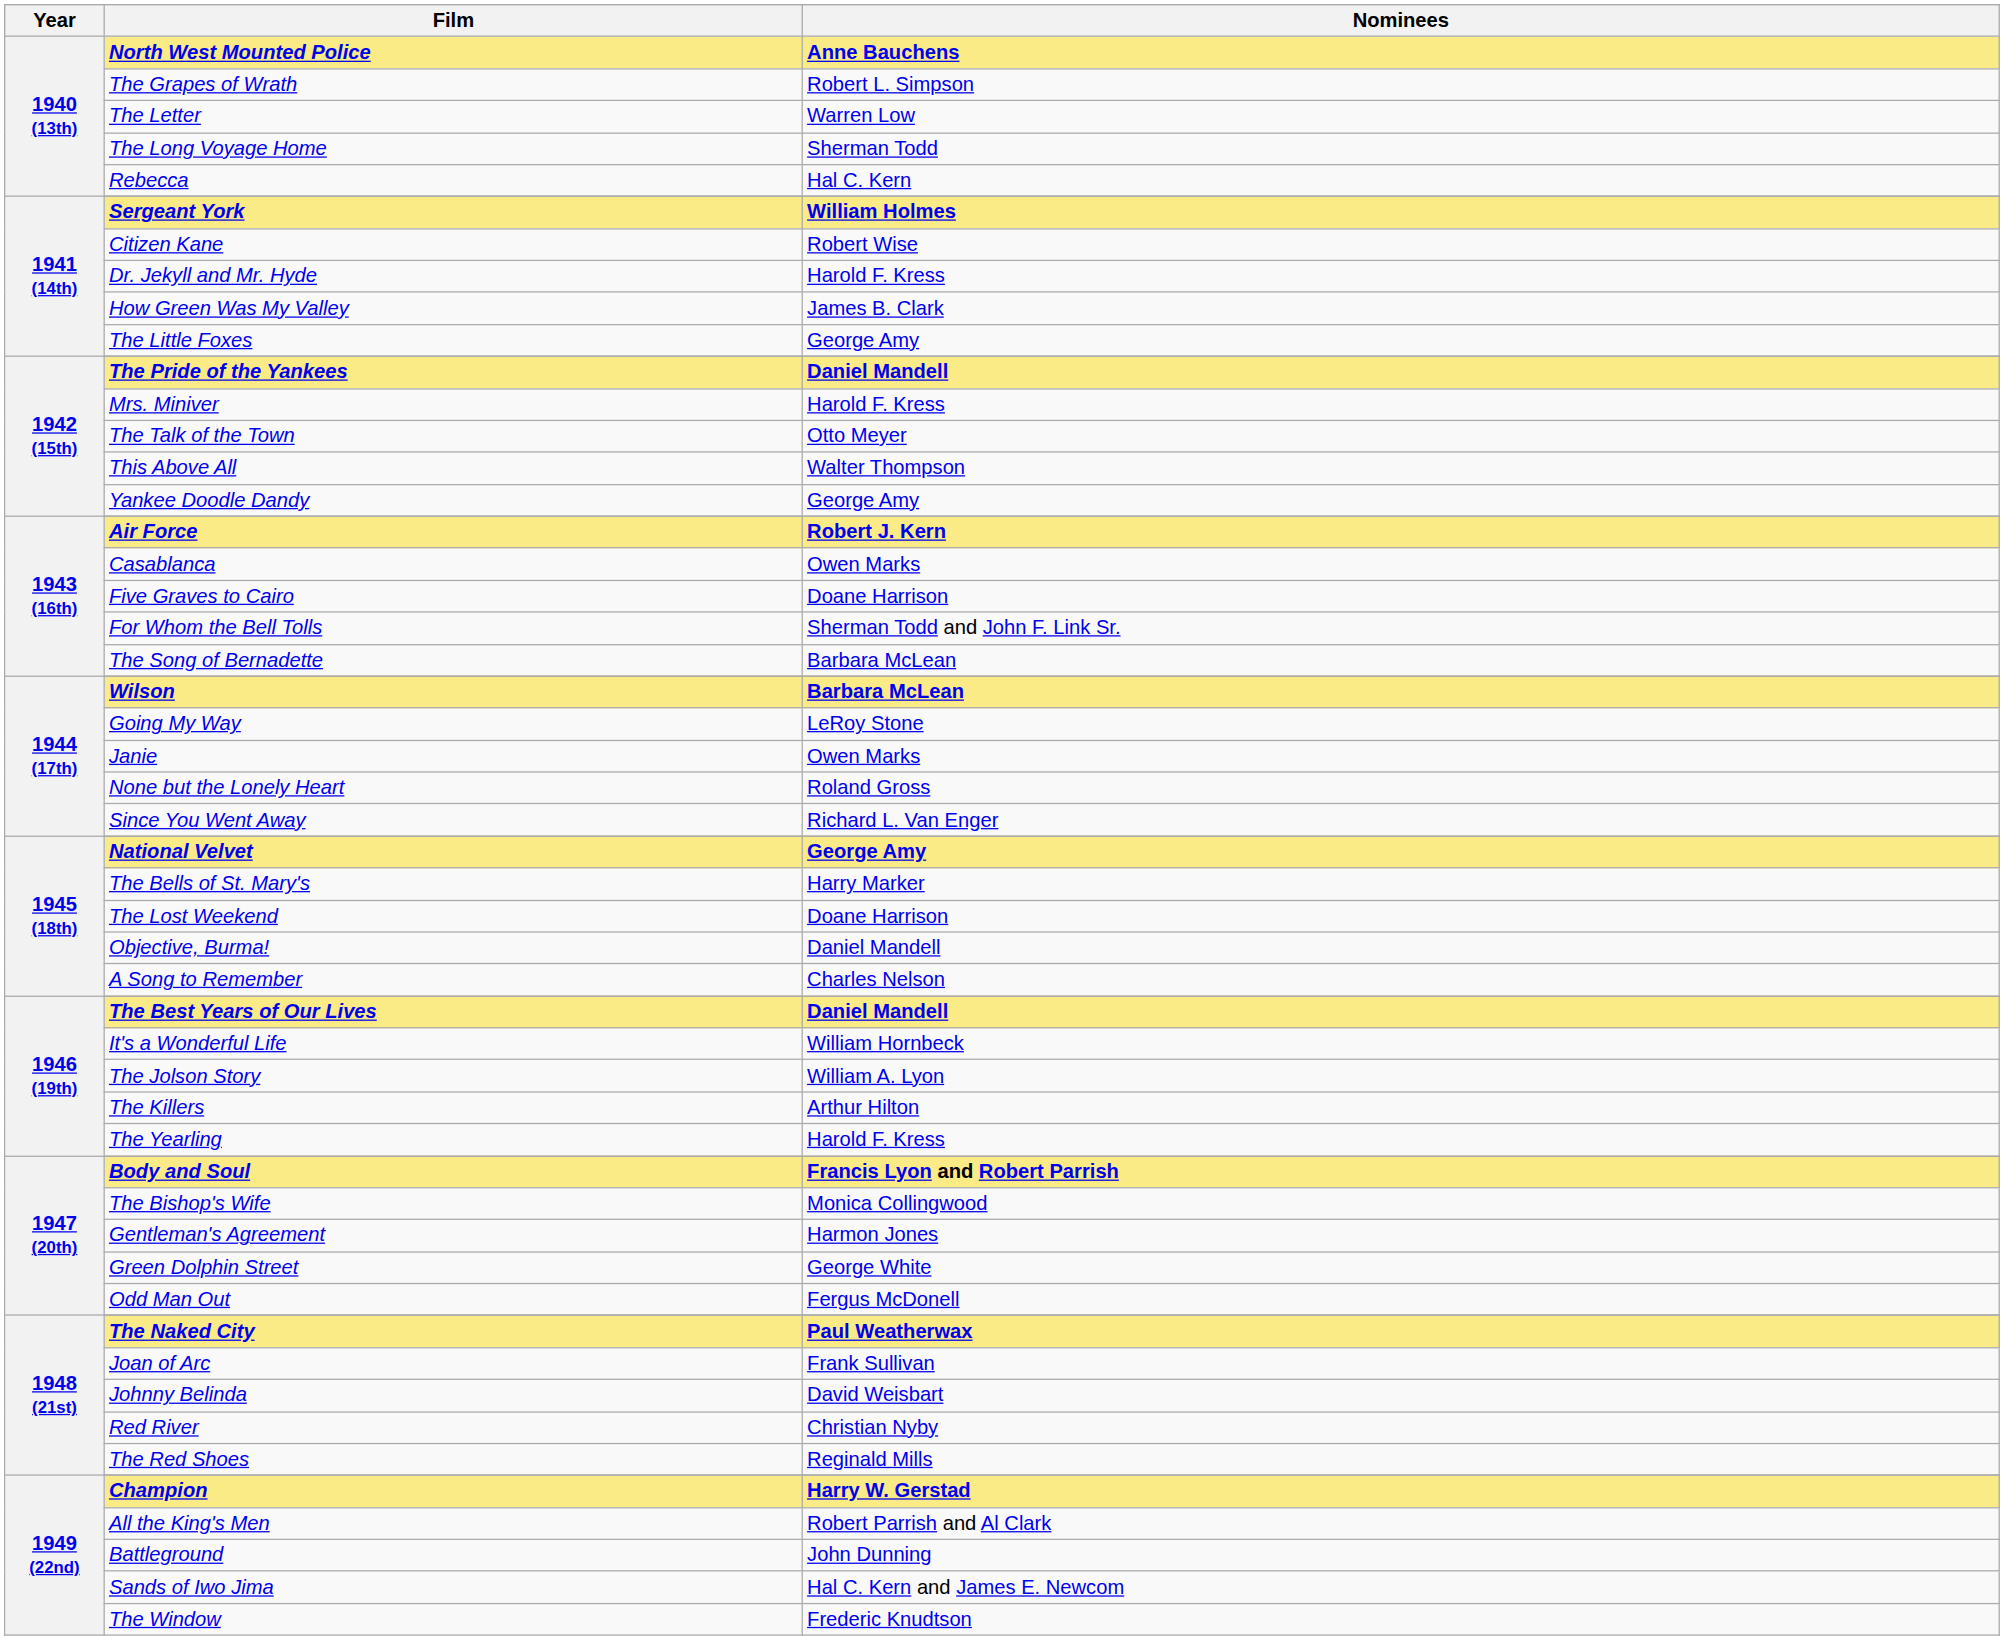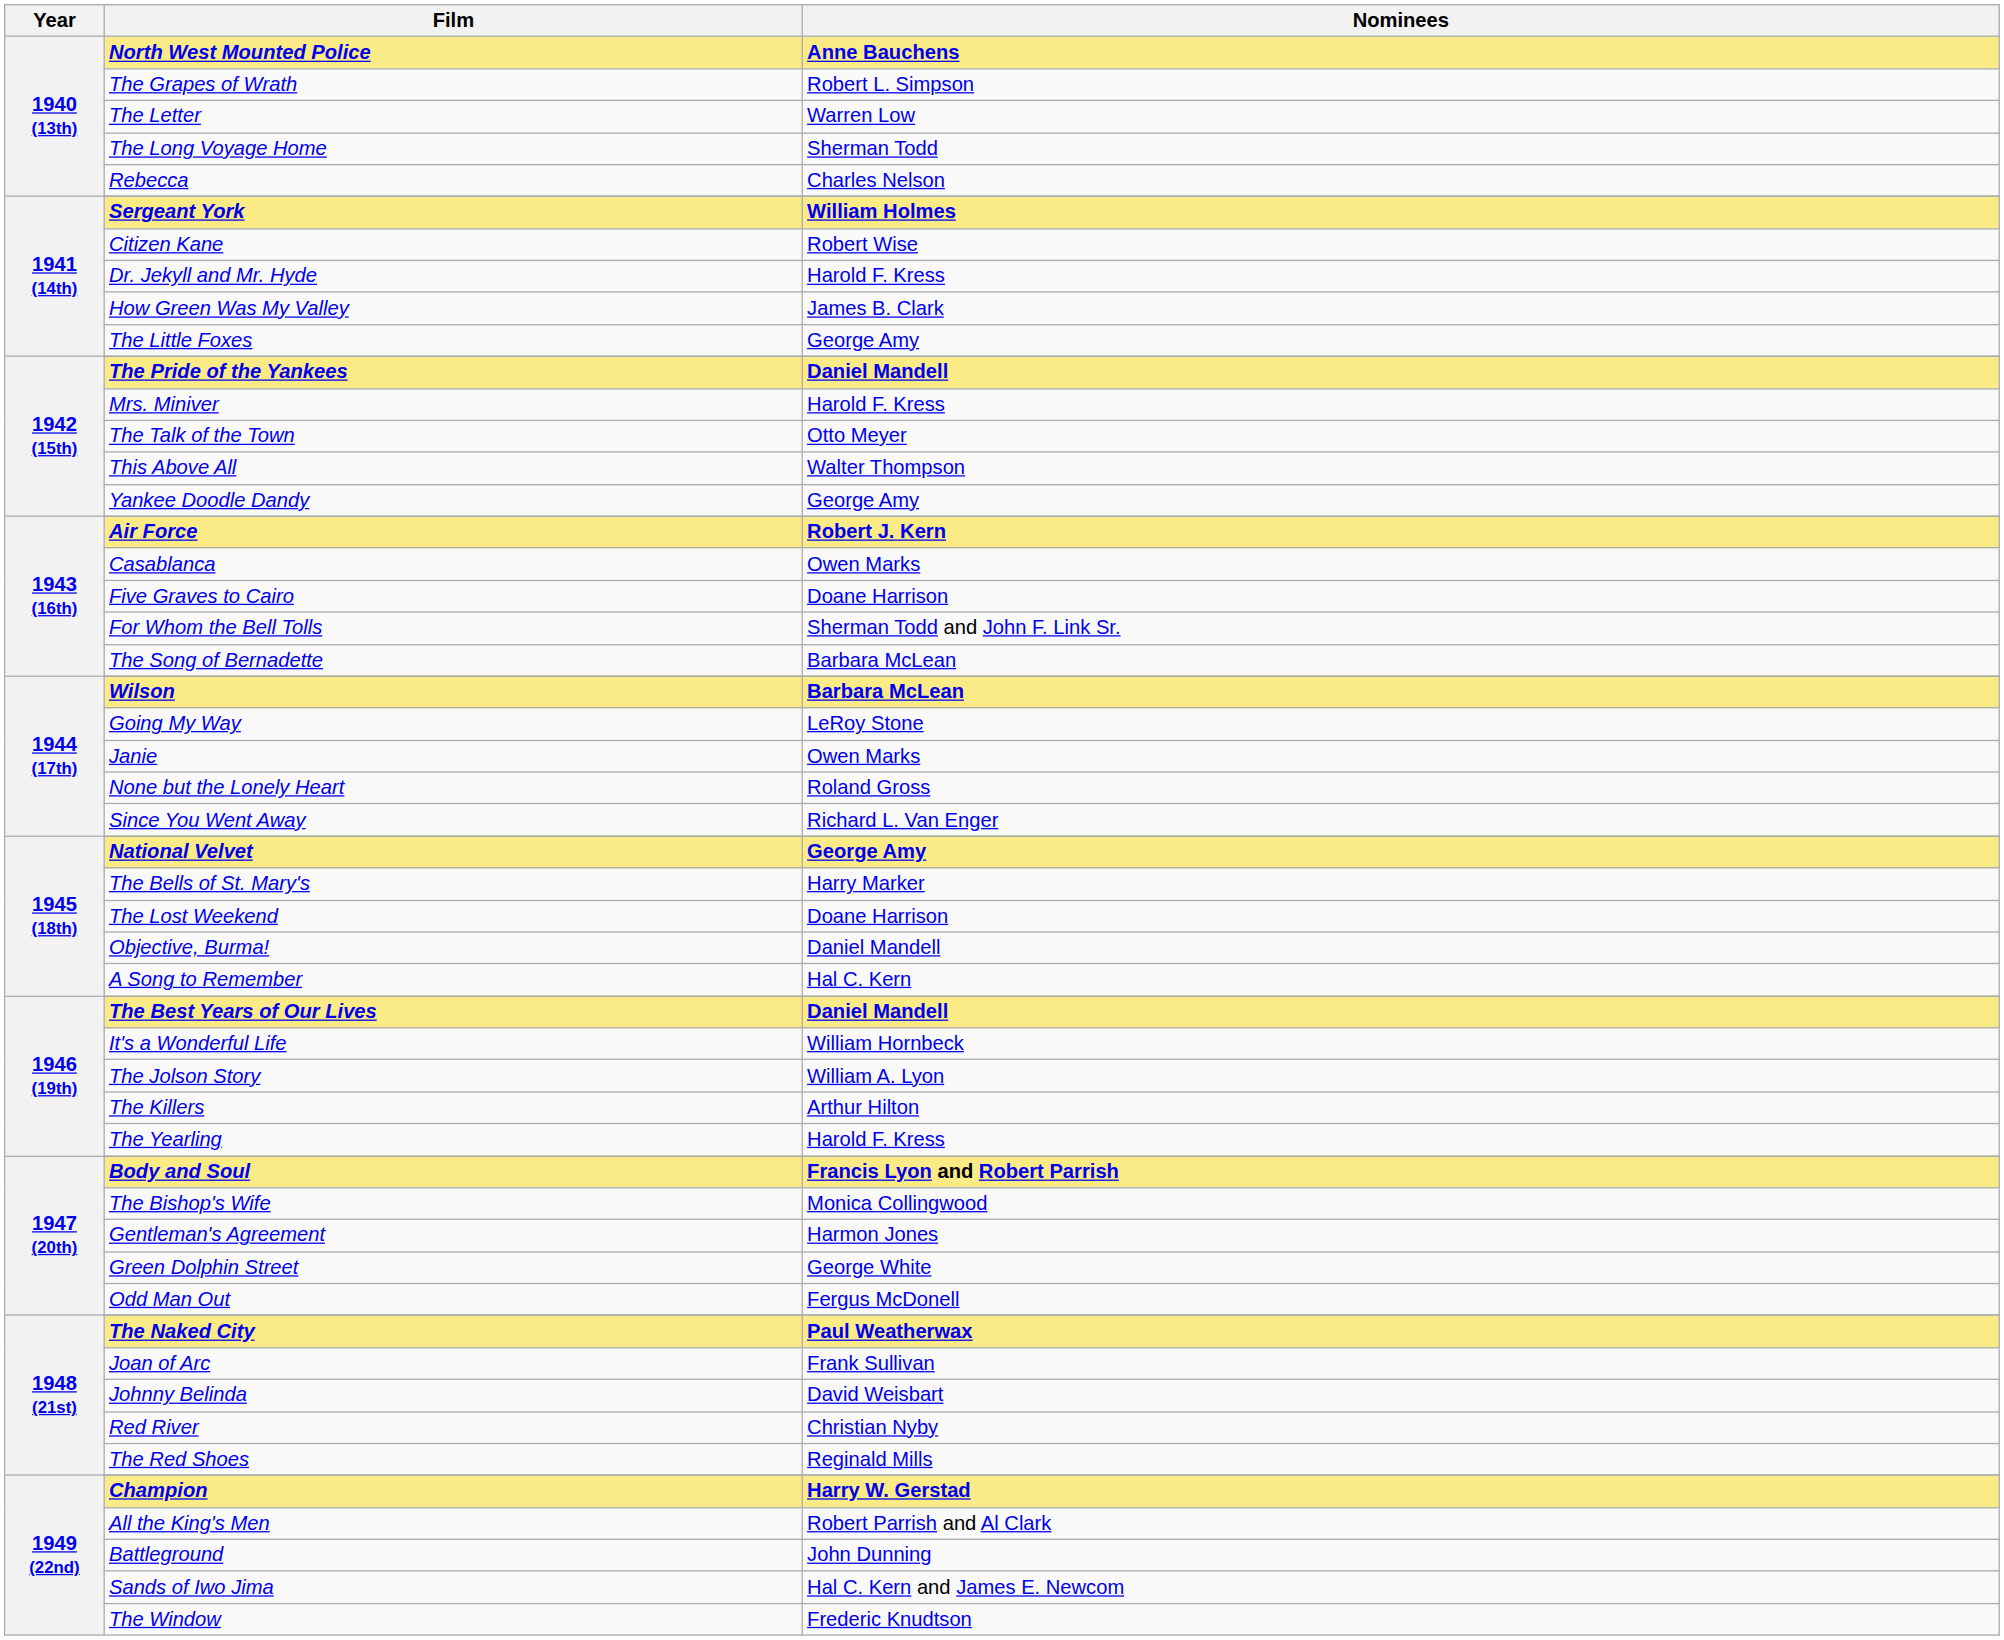(859, 180) Hal C. Kern -> (876, 180) Charles Nelson
(876, 979) Charles Nelson -> (859, 979) Hal C. Kern
